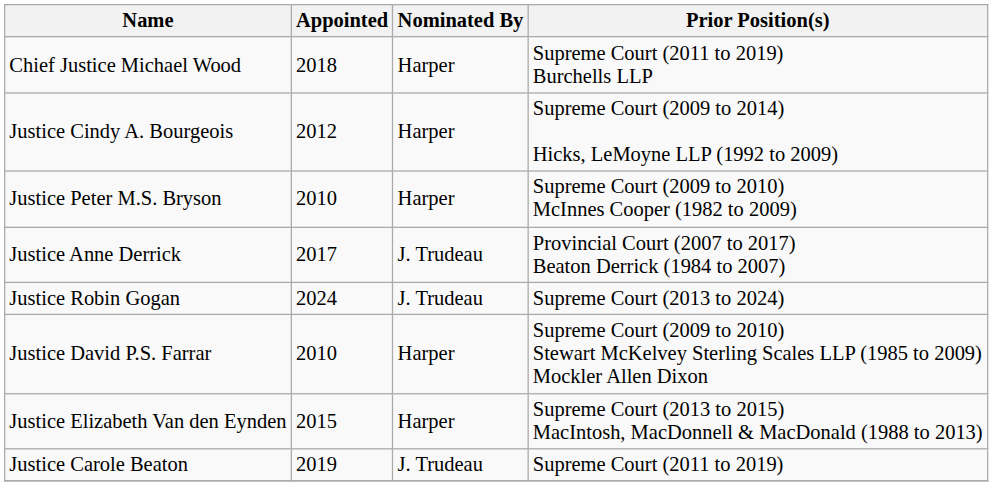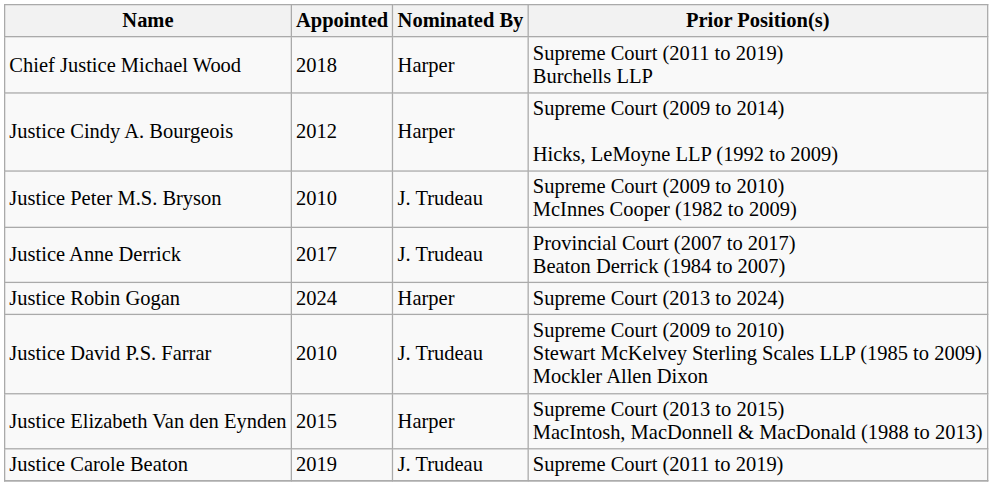(426, 198) Harper -> (440, 198) J. Trudeau
(440, 298) J. Trudeau -> (426, 298) Harper
(426, 353) Harper -> (440, 353) J. Trudeau
